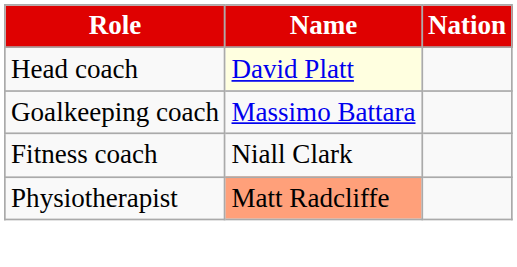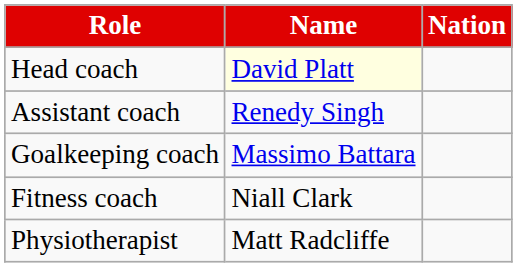+ row: (96, 111)
(310, 197) lightsalmon background -> (310, 240) no background
